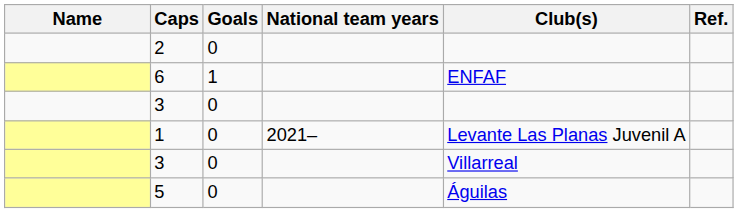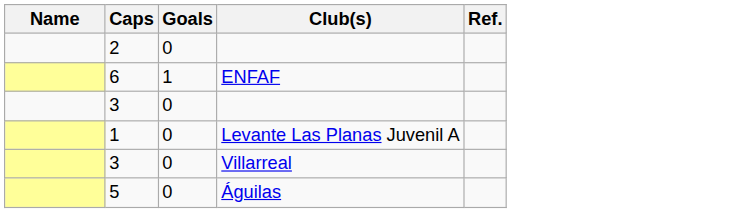- column: (353, 18)
